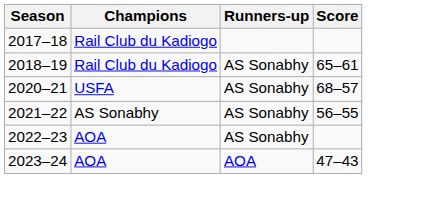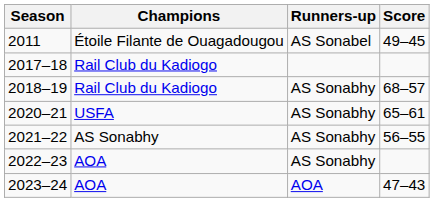+ row: (24, 40)
(337, 64) 65–61 -> (404, 88) 68–57
(337, 88) 68–57 -> (404, 112) 65–61
